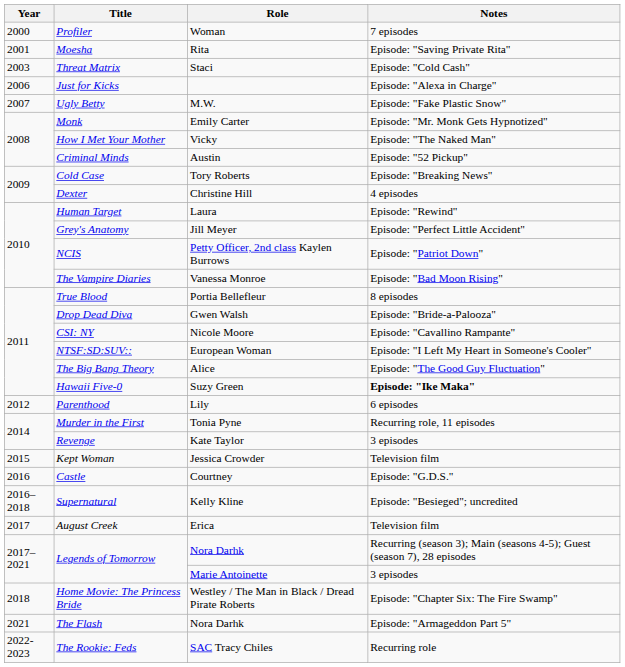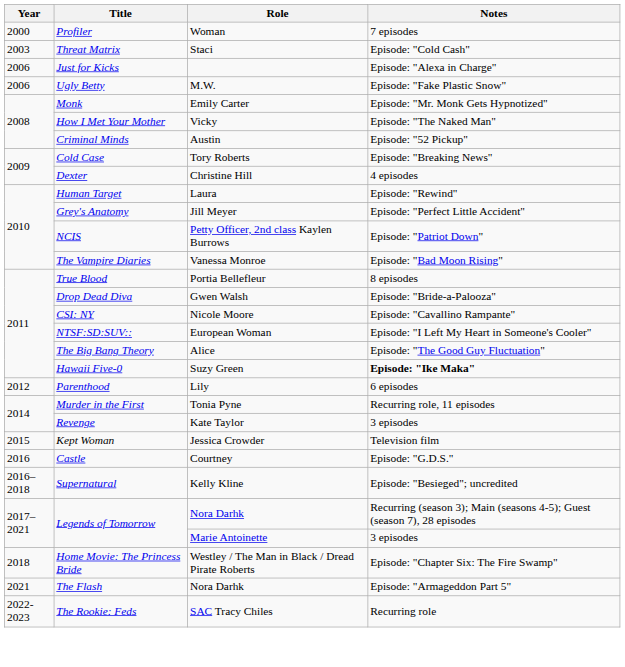- row: (74, 49)
(18, 103) 2007 -> (18, 85) 2006
- row: (87, 525)
